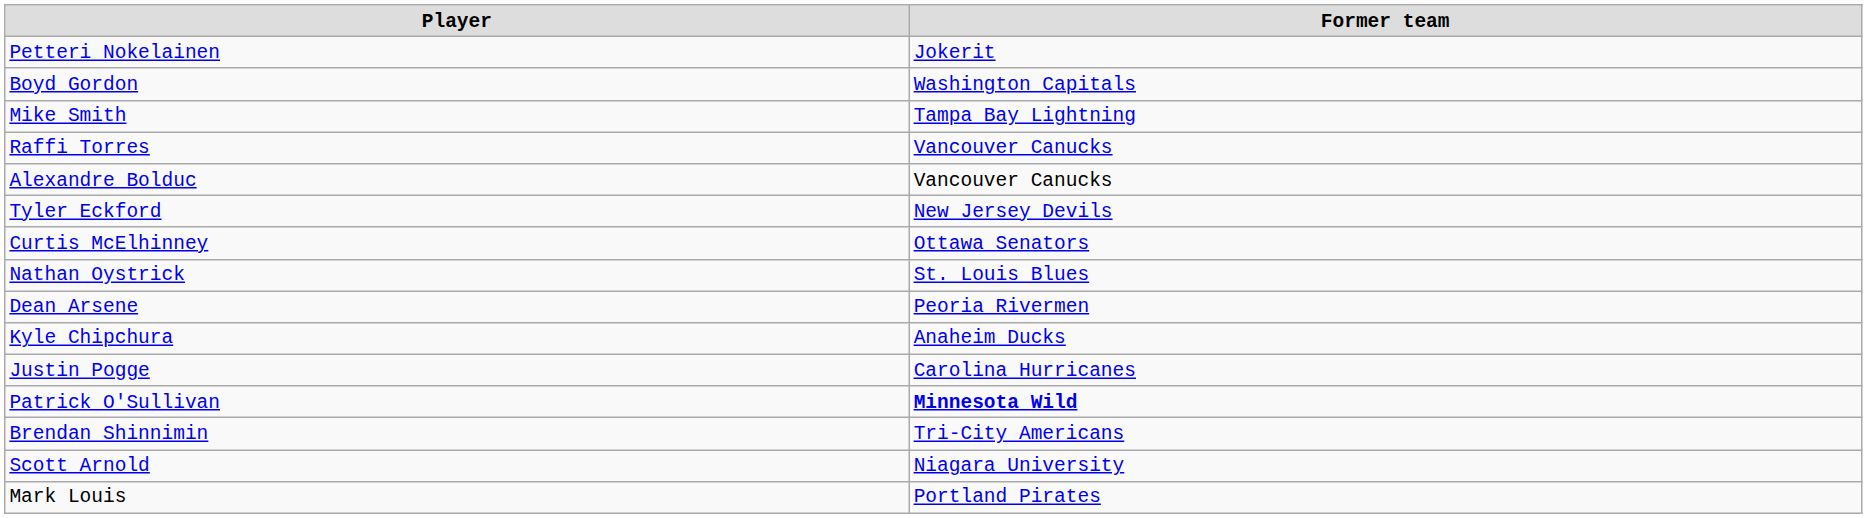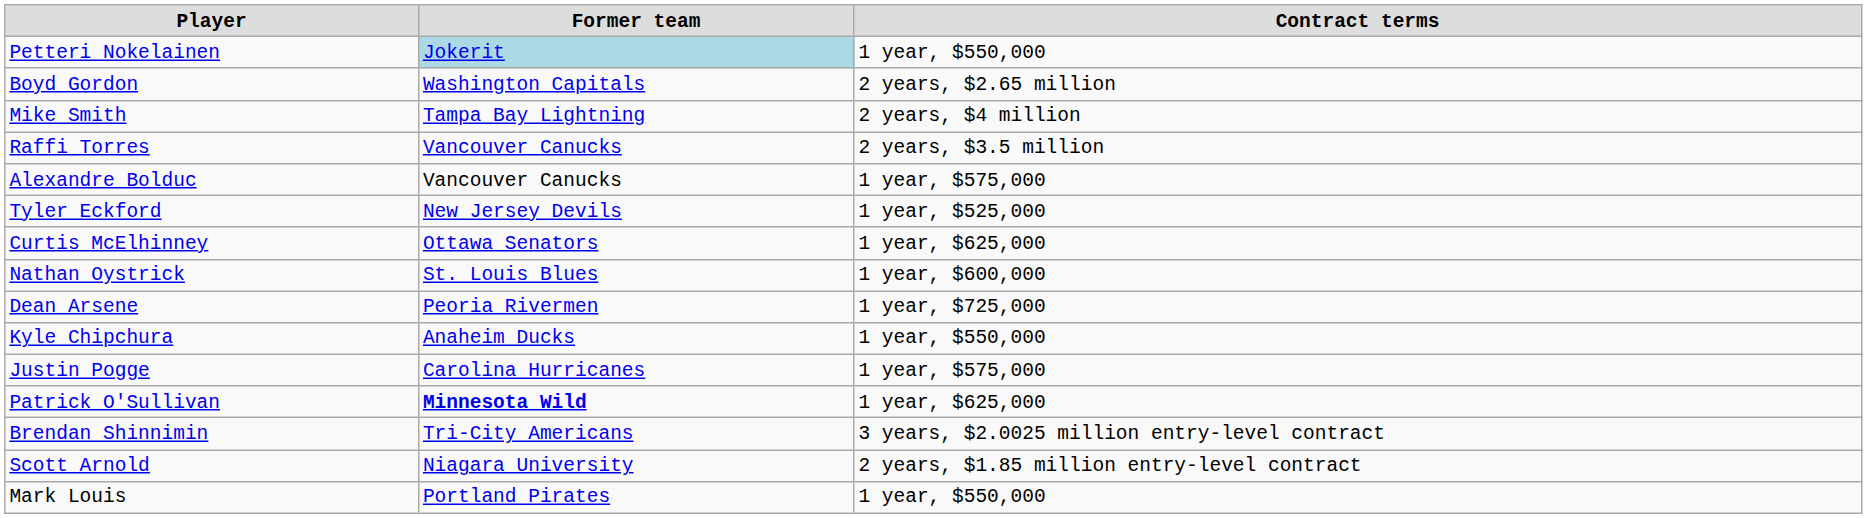+ column: (1358, 21)
(955, 52) no background -> (464, 52) lightblue background
